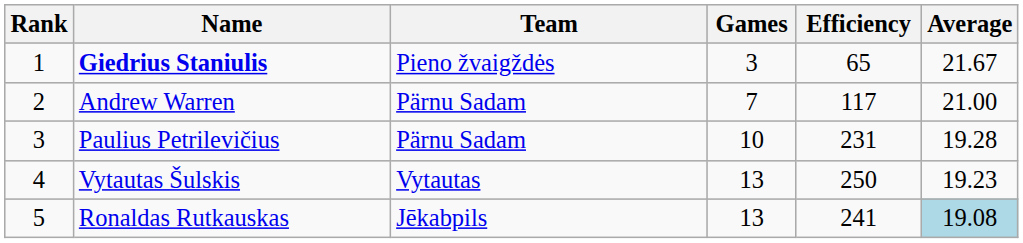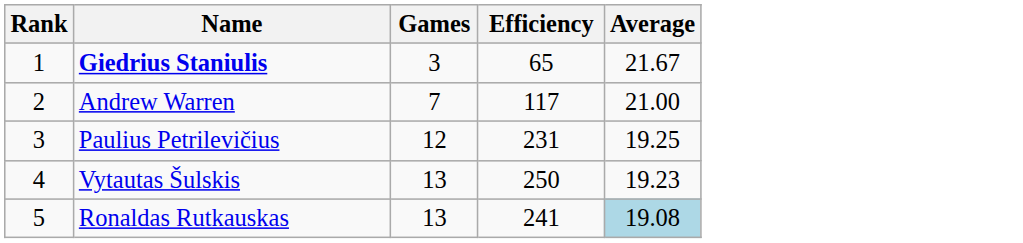- column: (549, 23)
(752, 140) 10 -> (434, 140) 12
(970, 140) 19.28 -> (653, 140) 19.25
